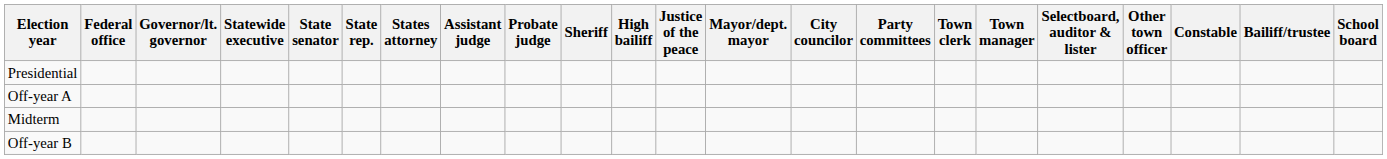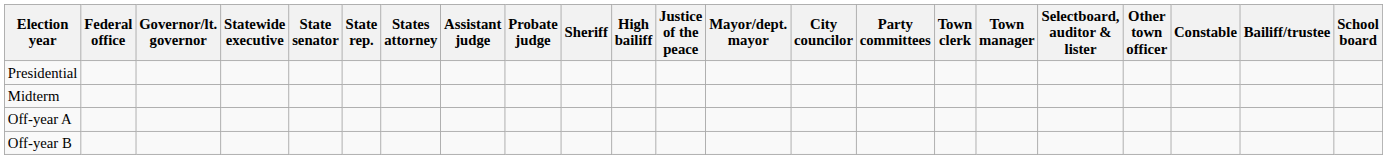rows swapped: (40, 95) <-> (34, 119)
